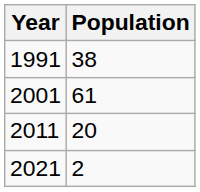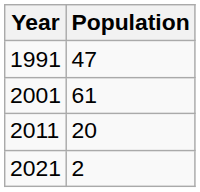(84, 58) 38 -> (84, 58) 47
